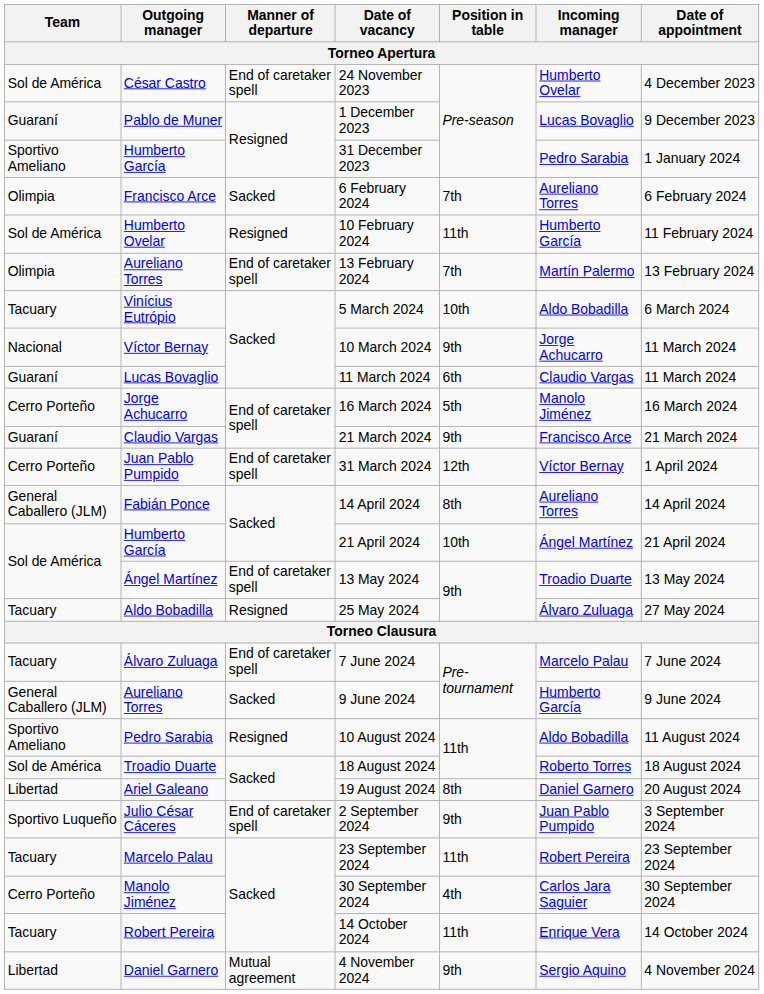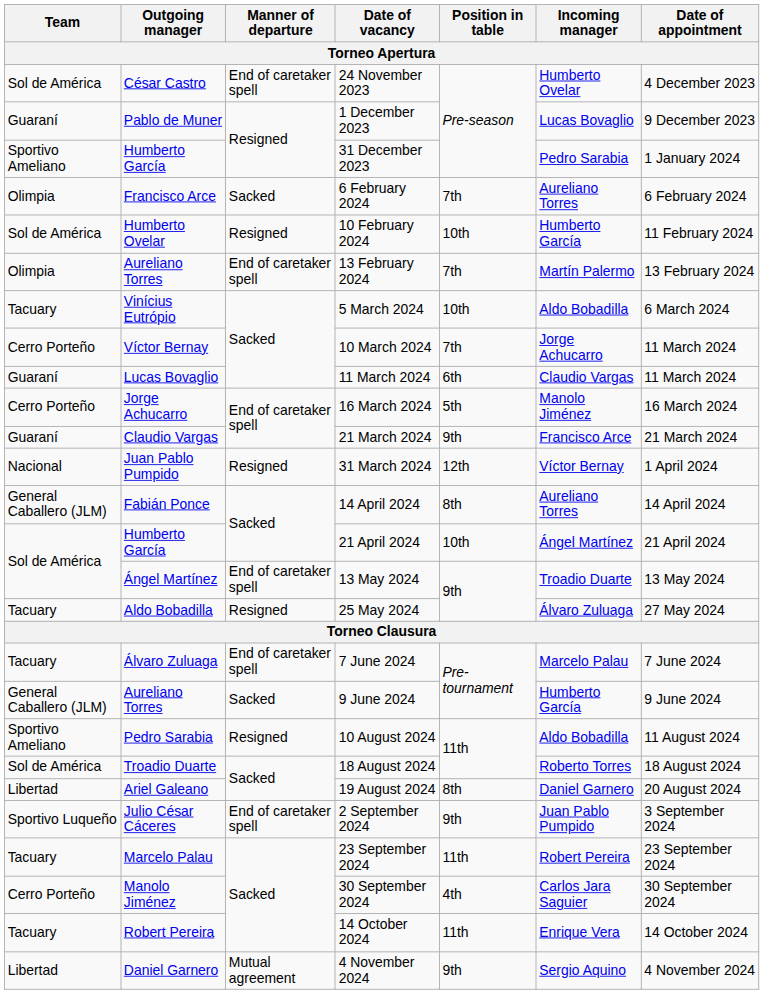(455, 234) 11th -> (456, 234) 10th
(35, 347) Nacional -> (51, 347) Cerro Porteño
(452, 347) 9th -> (452, 347) 7th
(51, 466) Cerro Porteño -> (35, 466) Nacional
(280, 466) End of caretaker spell -> (258, 466) Resigned
